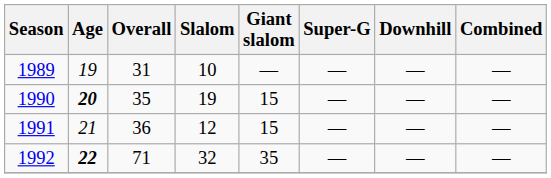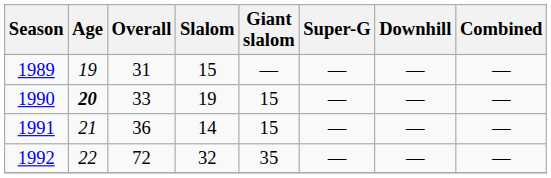(207, 69) 10 -> (207, 69) 15
(141, 98) 35 -> (141, 98) 33
(207, 128) 12 -> (207, 128) 14
(88, 157) bold -> (88, 157) normal
(141, 157) 71 -> (141, 157) 72
